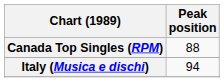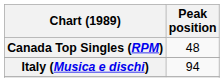(193, 47) 88 -> (193, 47) 48
